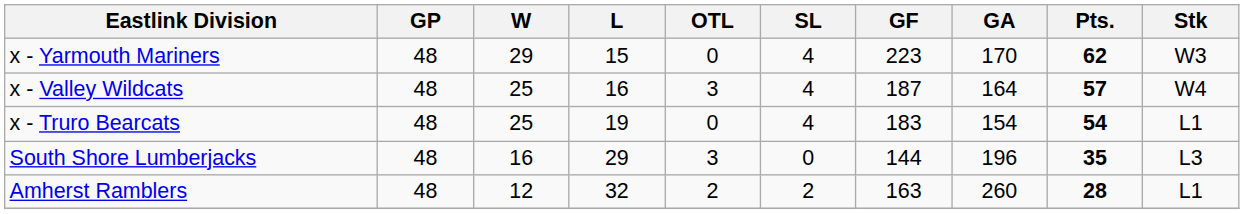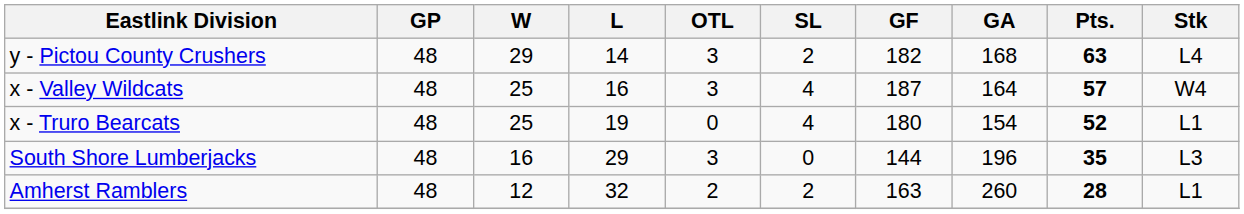+ row: (138, 55)
- row: (115, 55)
(904, 123) 183 -> (904, 123) 180
(1095, 123) 54 -> (1095, 123) 52
